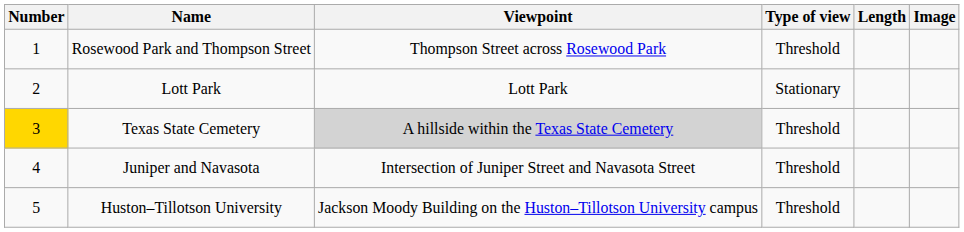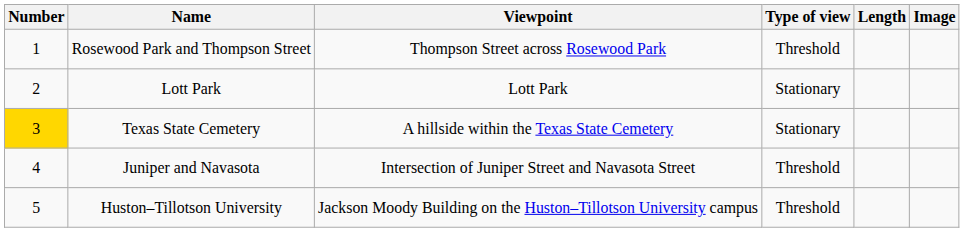(538, 128) lightgrey background -> (538, 128) no background
(808, 128) Threshold -> (808, 128) Stationary
